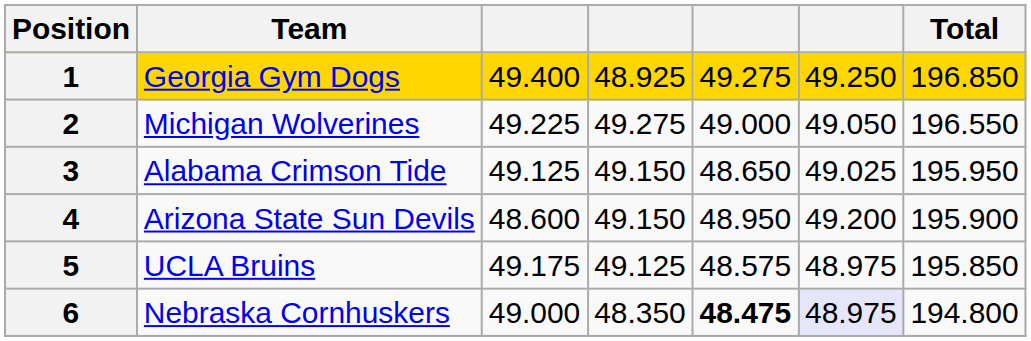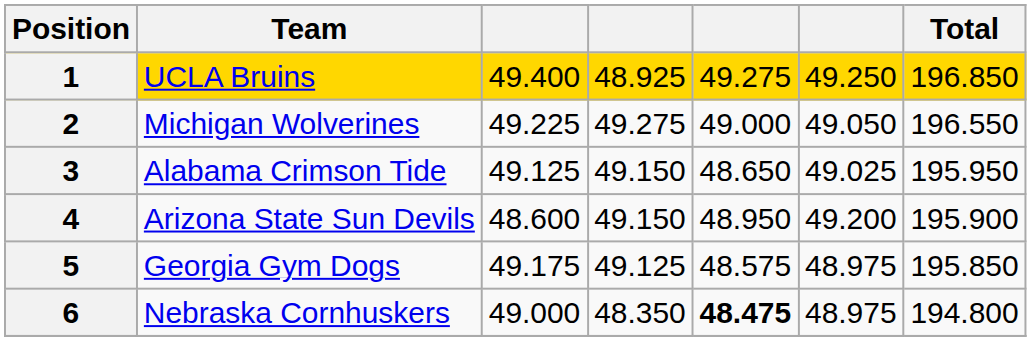(272, 76) Georgia Gym Dogs -> (230, 76) UCLA Bruins
(230, 266) UCLA Bruins -> (272, 266) Georgia Gym Dogs
(851, 313) lavender background -> (851, 313) no background
